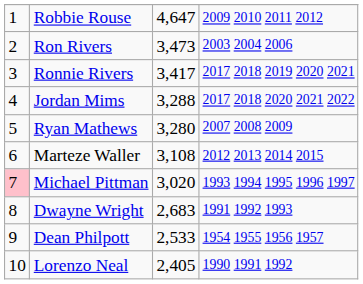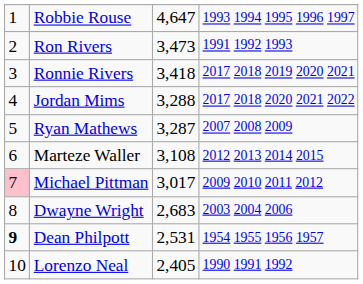(263, 18) 2009 2010 2011 2012 -> (279, 18) 1993 1994 1995 1996 1997
(248, 45) 2003 2004 2006 -> (248, 45) 1991 1992 1993
(176, 73) 3,417 -> (176, 73) 3,418
(176, 127) 3,280 -> (176, 127) 3,287
(176, 182) 3,020 -> (176, 182) 3,017
(279, 182) 1993 1994 1995 1996 1997 -> (263, 182) 2009 2010 2011 2012
(248, 210) 1991 1992 1993 -> (248, 210) 2003 2004 2006
(13, 237) normal -> (13, 237) bold
(176, 237) 2,533 -> (176, 237) 2,531
